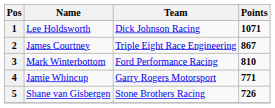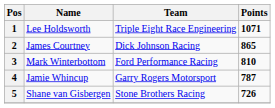(158, 28) Dick Johnson Racing -> (176, 28) Triple Eight Race Engineering
(176, 45) Triple Eight Race Engineering -> (158, 45) Dick Johnson Racing
(248, 45) 867 -> (248, 45) 865
(248, 77) 771 -> (248, 77) 787
